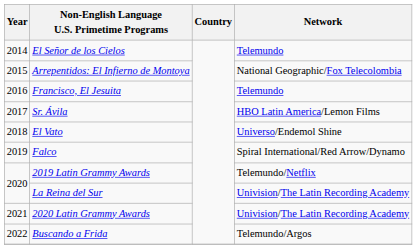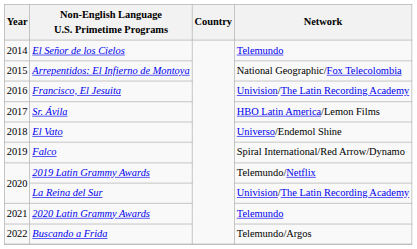(260, 91) Telemundo -> (323, 91) Univision/The Latin Recording Academy
(323, 213) Univision/The Latin Recording Academy -> (260, 213) Telemundo
